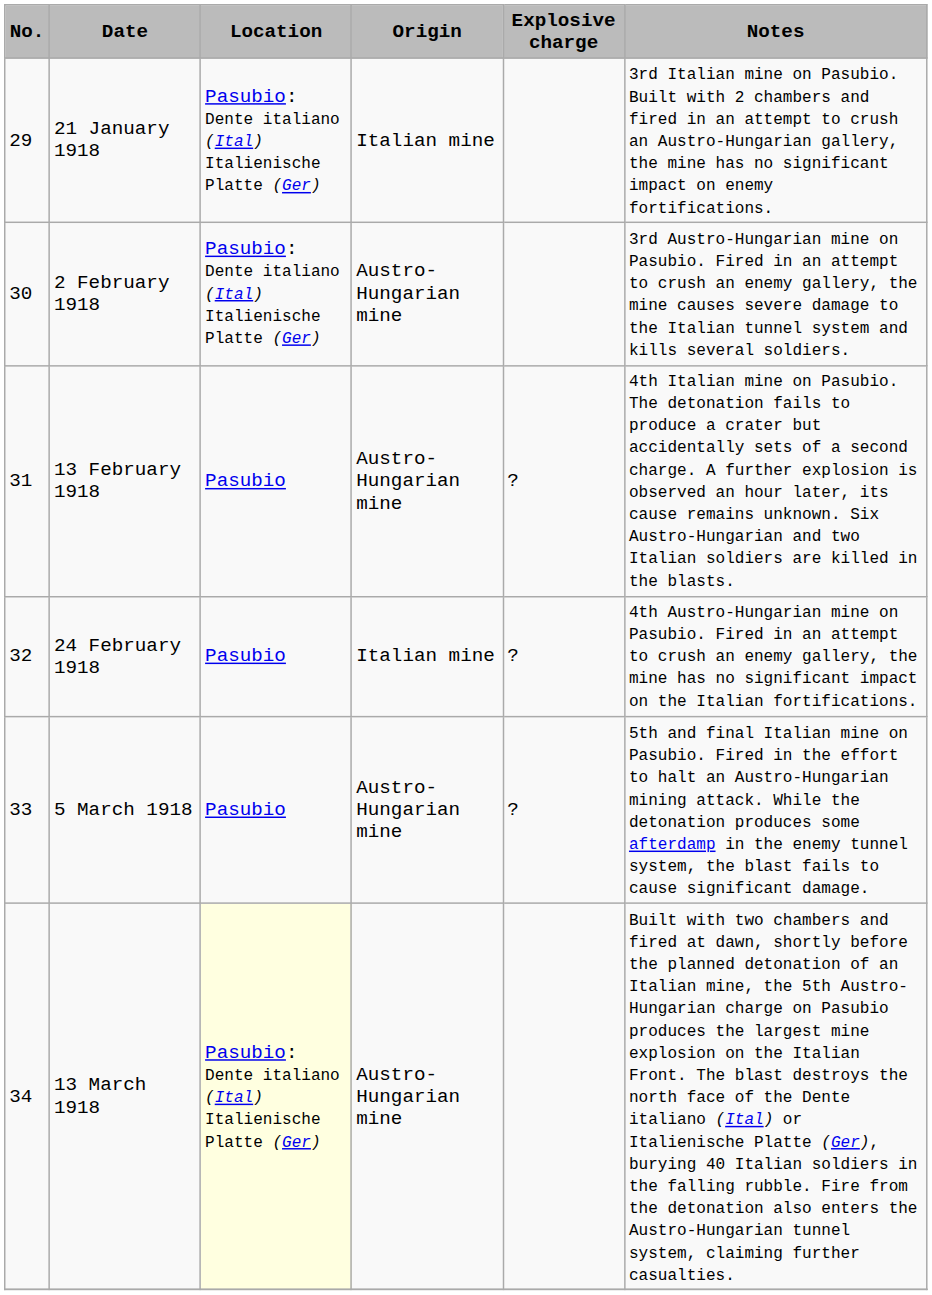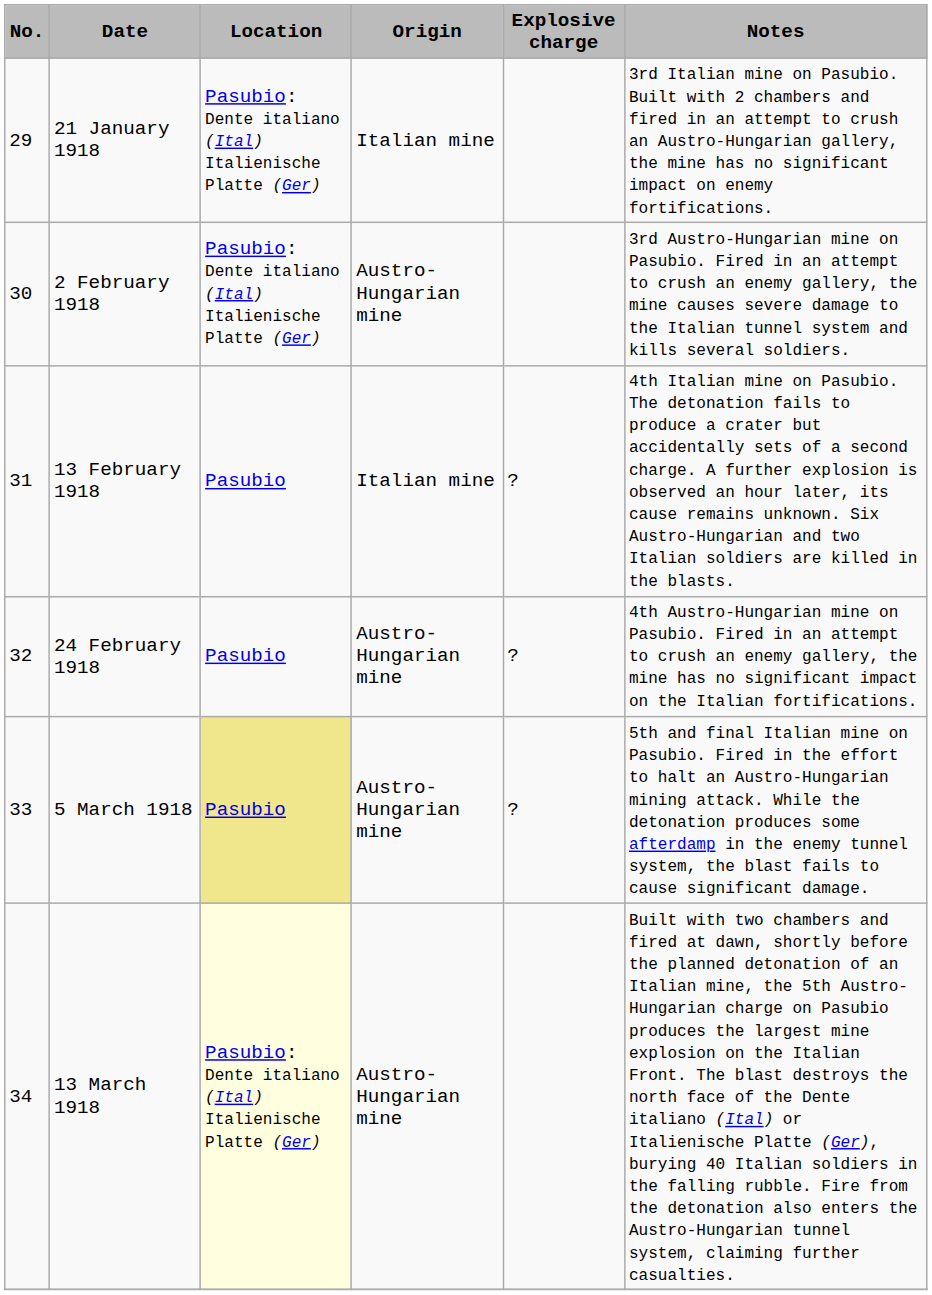(408, 481) Austro-Hungarian mine -> (425, 481) Italian mine
(425, 656) Italian mine -> (408, 656) Austro-Hungarian mine
(246, 810) no background -> (246, 810) khaki background
